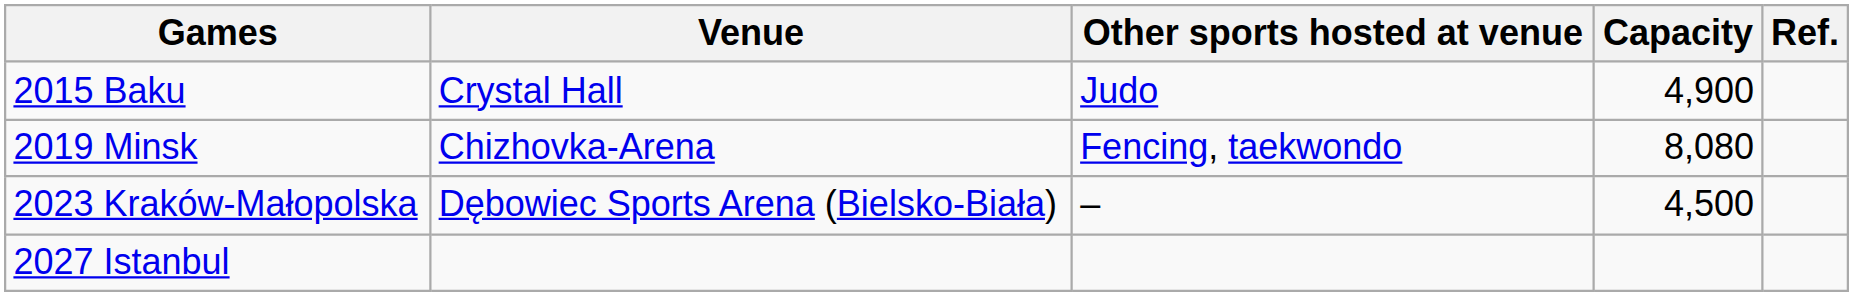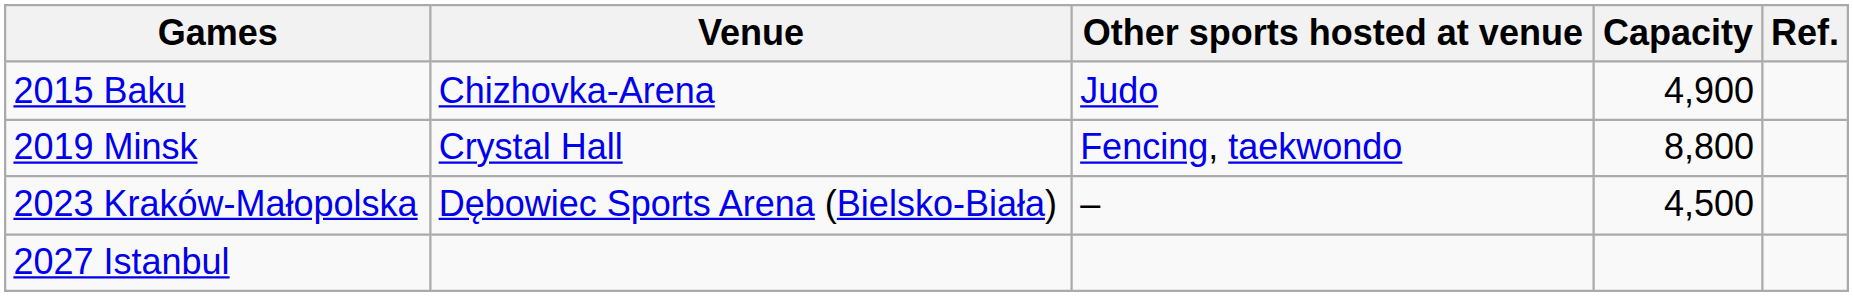(531, 90) Crystal Hall -> (577, 90) Chizhovka-Arena
(577, 147) Chizhovka-Arena -> (531, 147) Crystal Hall
(1709, 147) 8,080 -> (1709, 147) 8,800
